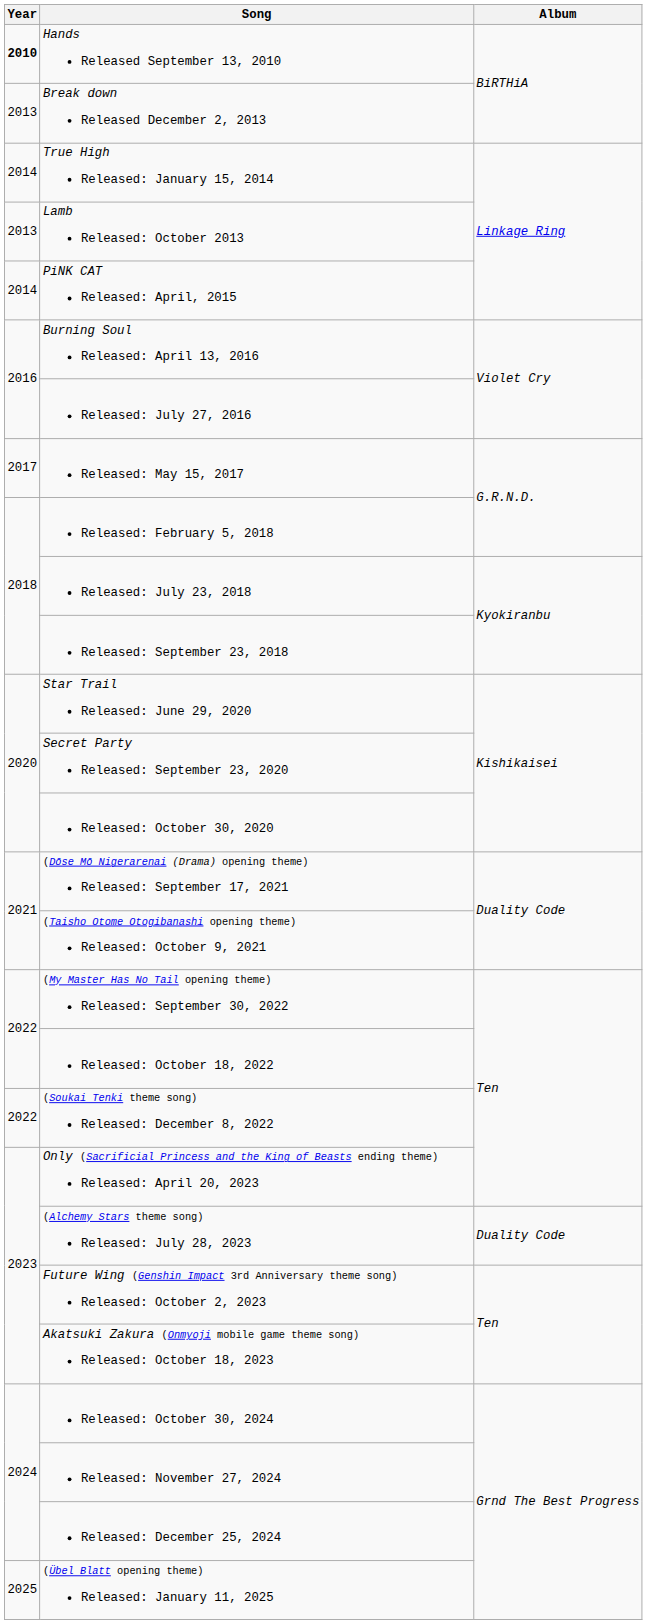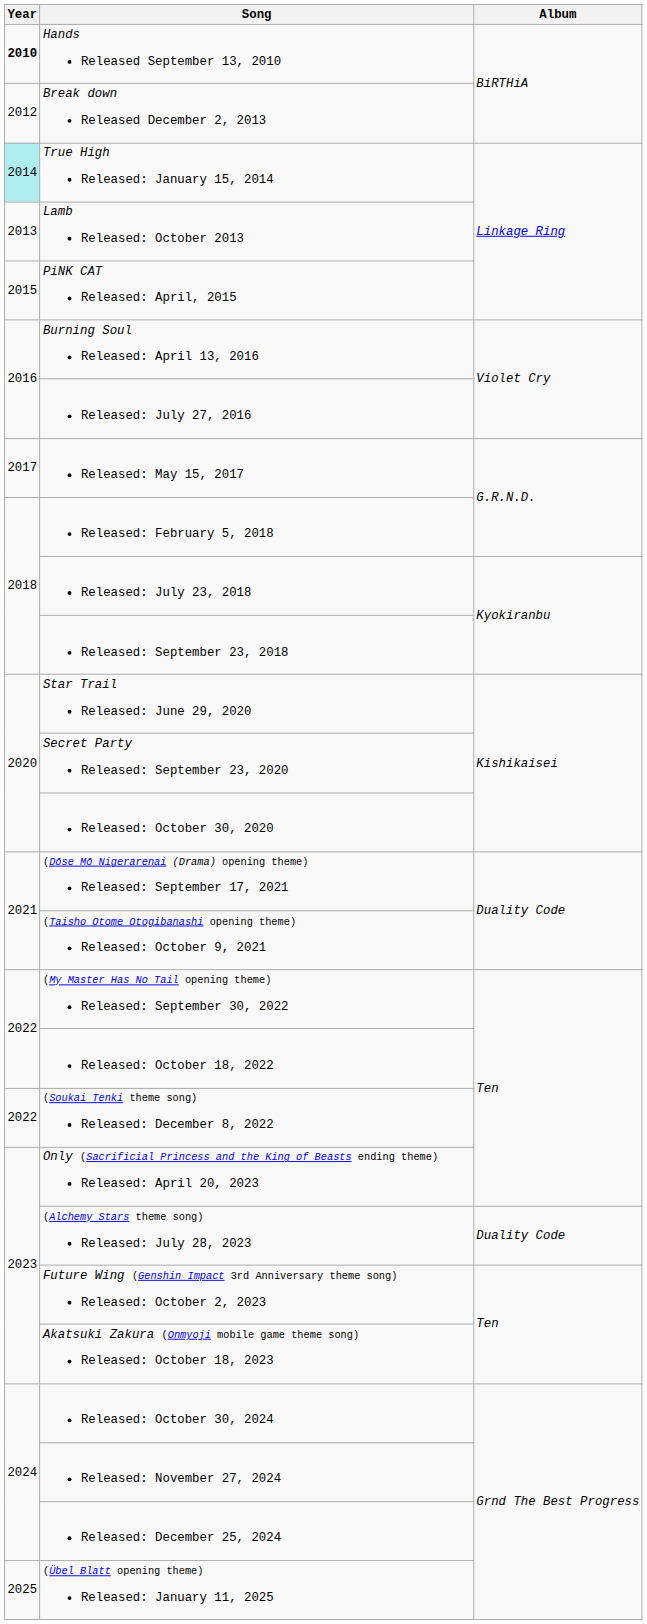(22, 113) 2013 -> (22, 113) 2012
(22, 172) no background -> (22, 172) paleturquoise background
(22, 290) 2014 -> (22, 290) 2015
